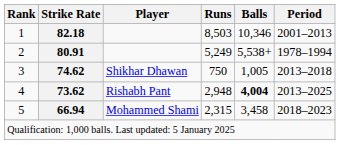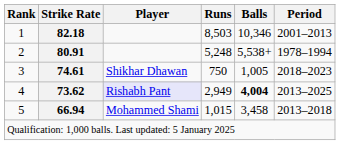(218, 52) 5,249 -> (218, 52) 5,248
(71, 71) 74.62 -> (71, 71) 74.61
(305, 71) 2013–2018 -> (305, 71) 2018–2023
(138, 91) no background -> (138, 91) lavender background
(218, 91) 2,948 -> (218, 91) 2,949
(218, 110) 2,315 -> (218, 110) 1,015
(305, 110) 2018–2023 -> (305, 110) 2013–2018
